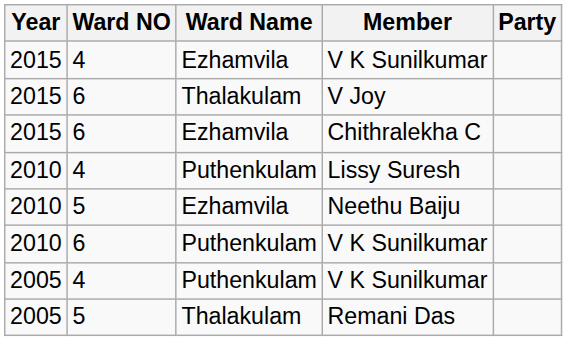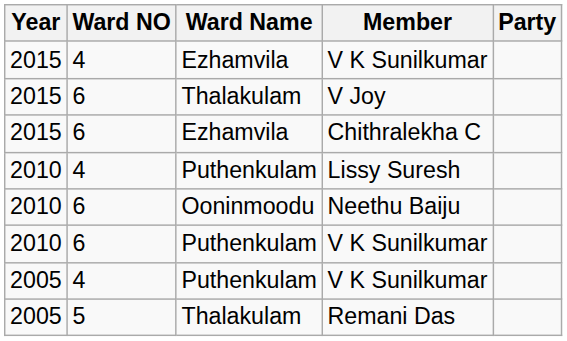(79, 206) 5 -> (79, 206) 6
(235, 206) Ezhamvila -> (248, 206) Ooninmoodu
